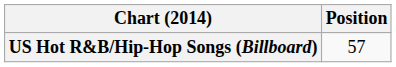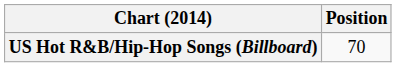(357, 47) 57 -> (357, 47) 70
